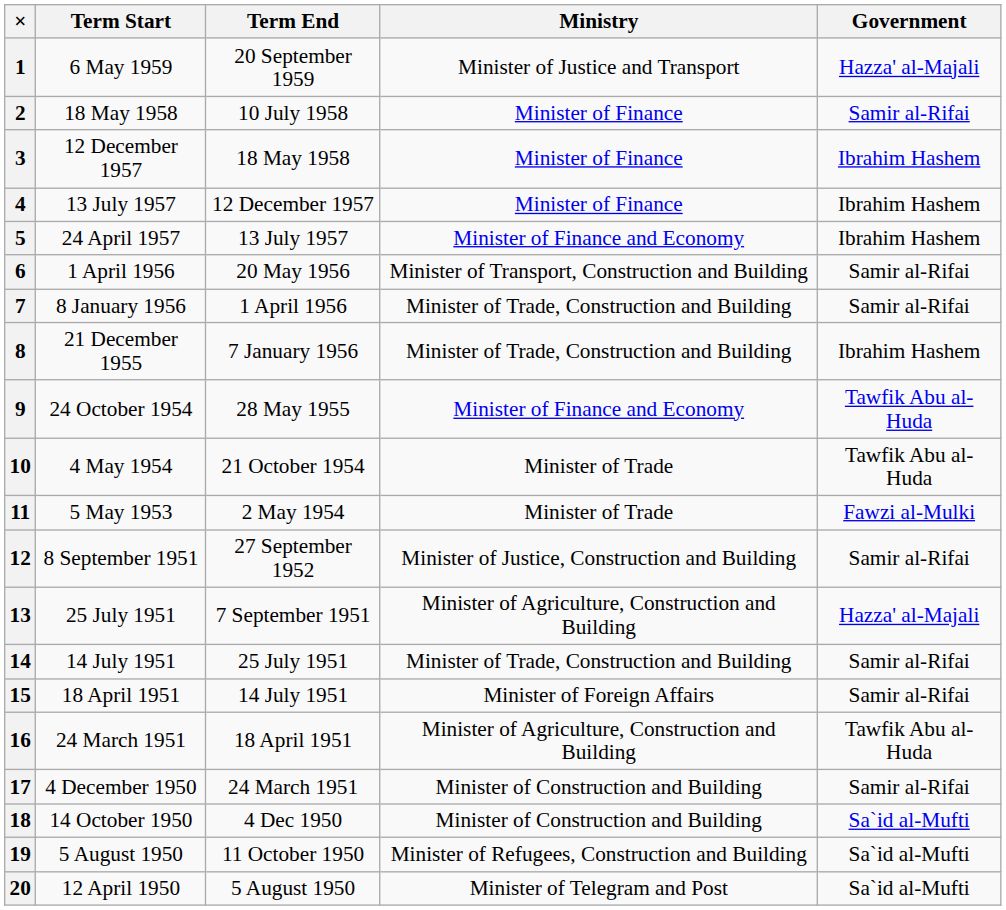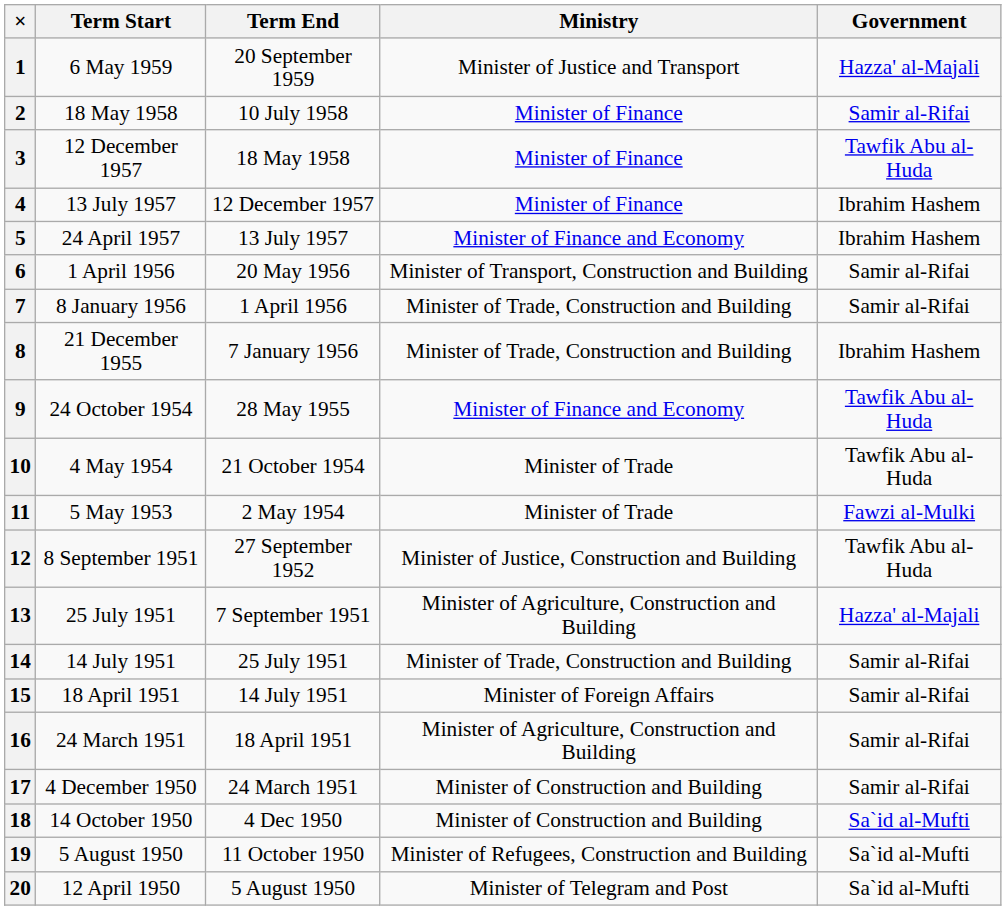(909, 158) Ibrahim Hashem -> (909, 158) Tawfik Abu al-Huda
(909, 558) Samir al-Rifai -> (909, 558) Tawfik Abu al-Huda
(909, 740) Tawfik Abu al-Huda -> (909, 740) Samir al-Rifai
